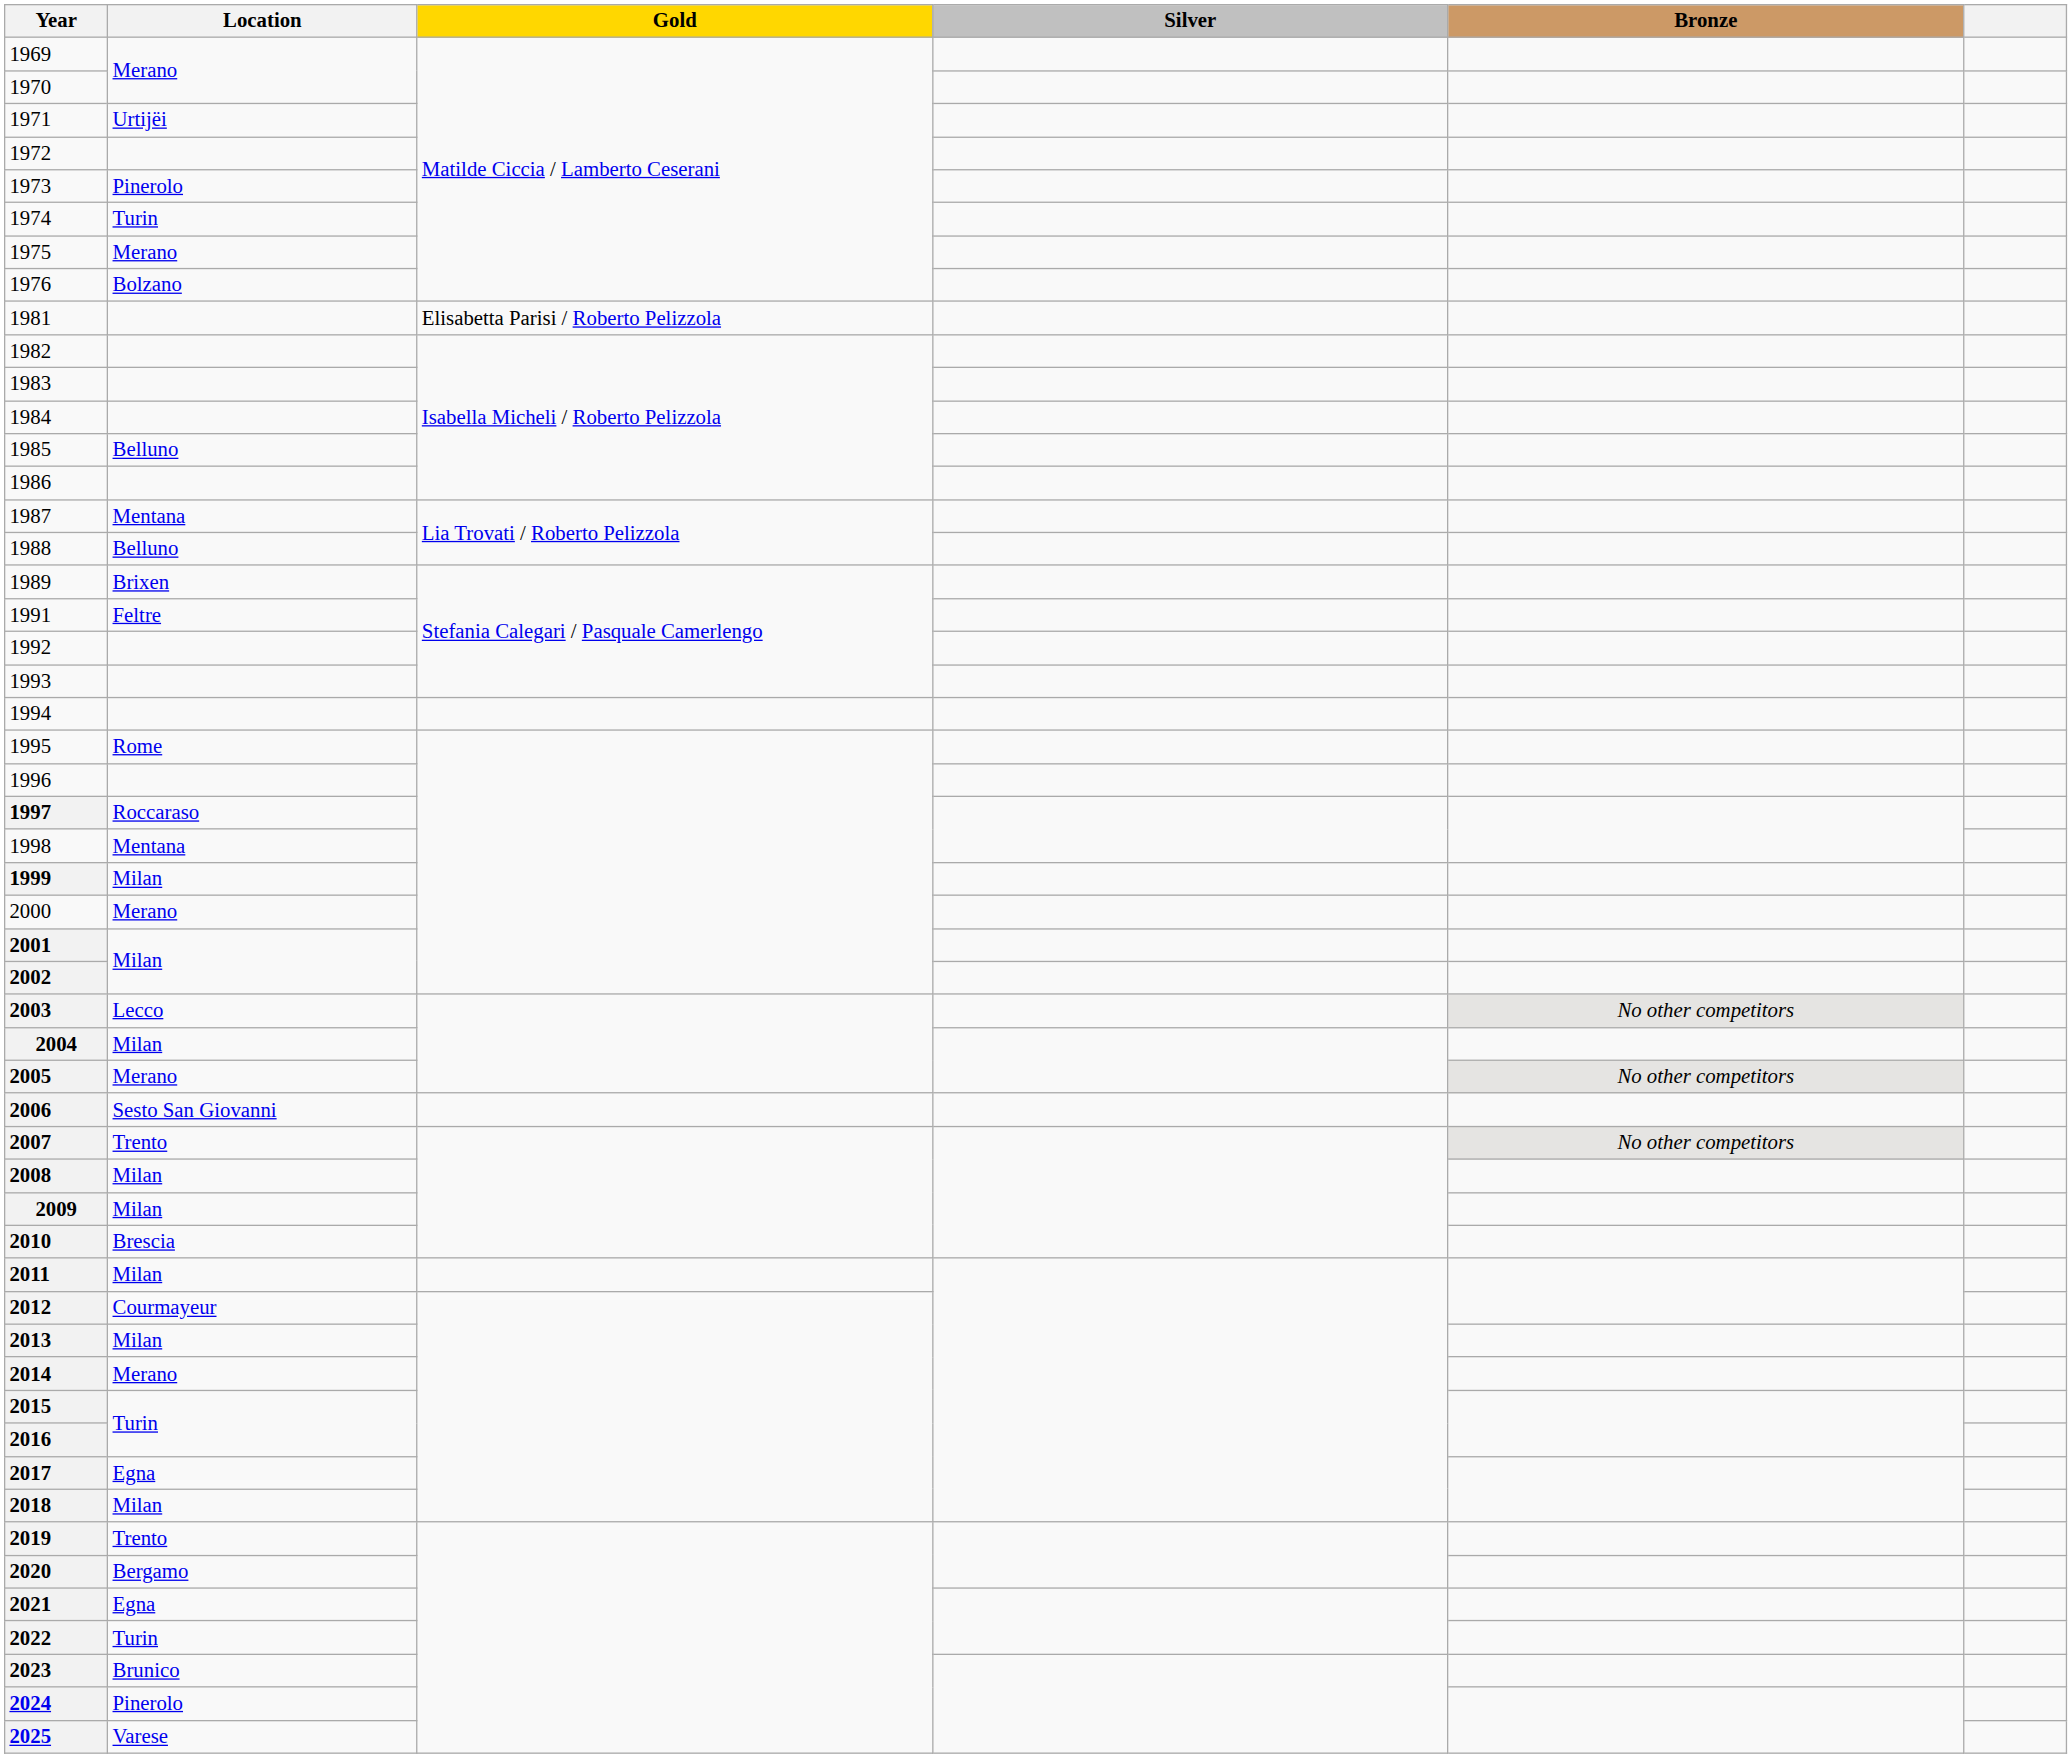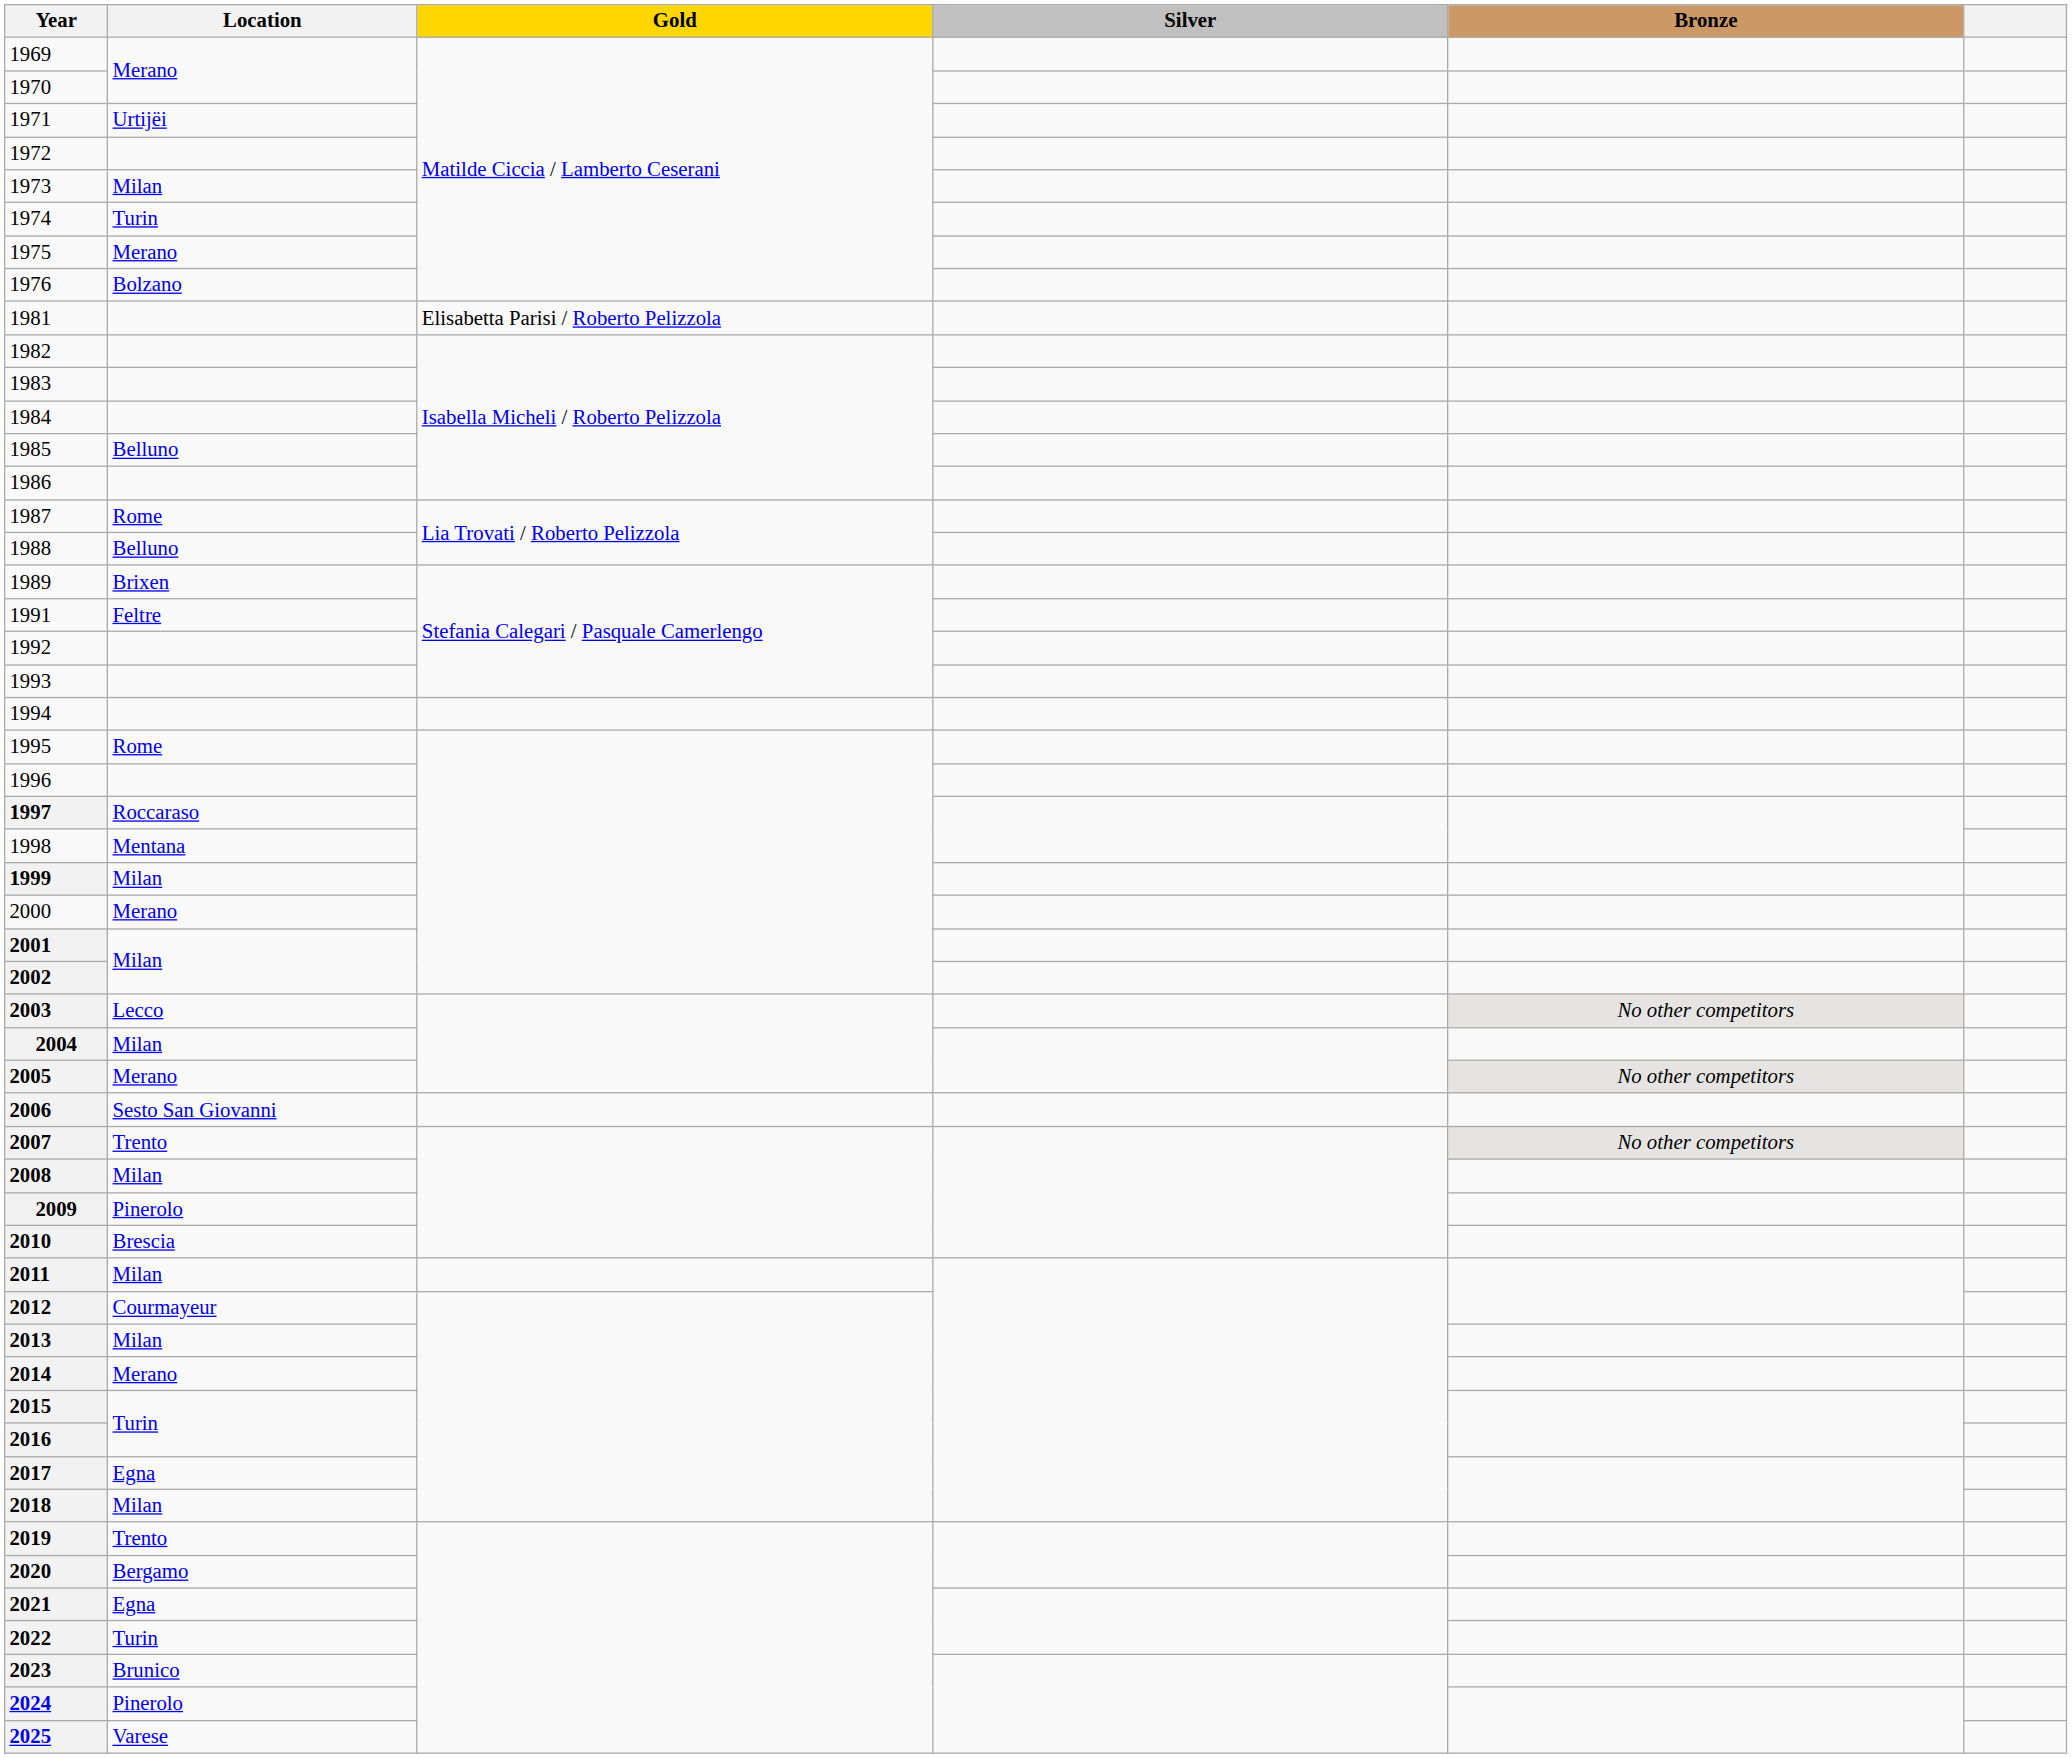(148, 185) Pinerolo -> (137, 185) Milan
(149, 515) Mentana -> (137, 515) Rome
(137, 1208) Milan -> (148, 1208) Pinerolo
